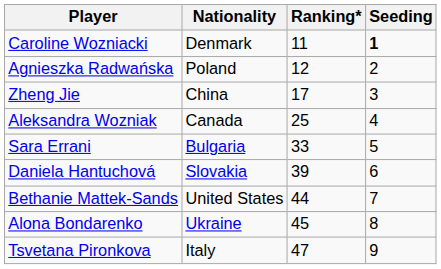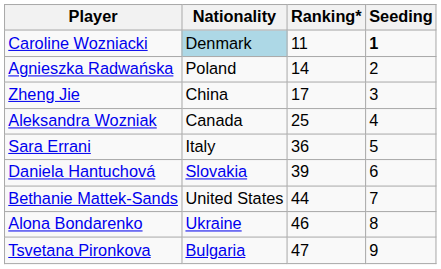(219, 43) no background -> (219, 43) lightblue background
(300, 69) 12 -> (300, 69) 14
(215, 146) Bulgaria -> (200, 146) Italy
(300, 146) 33 -> (300, 146) 36
(300, 224) 45 -> (300, 224) 46
(200, 250) Italy -> (215, 250) Bulgaria
